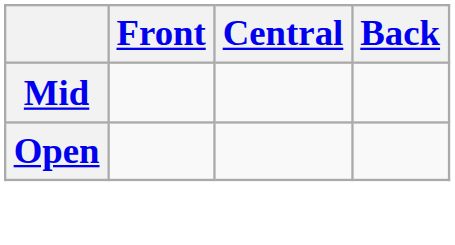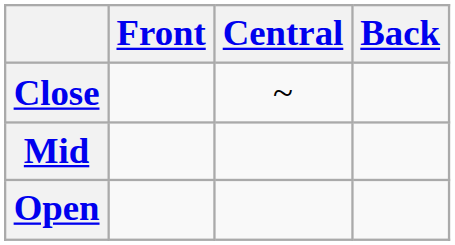+ row: (57, 92)
